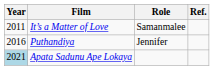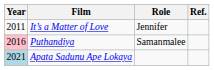(161, 27) Samanmalee -> (152, 27) Jennifer
(16, 42) no background -> (16, 42) pink background
(152, 42) Jennifer -> (161, 42) Samanmalee
